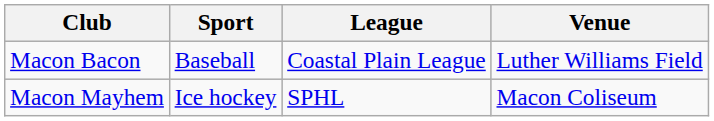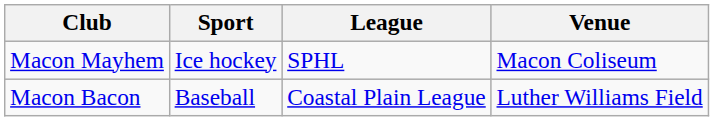rows swapped: (75, 60) <-> (87, 97)
